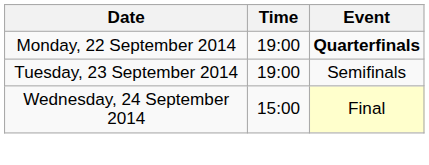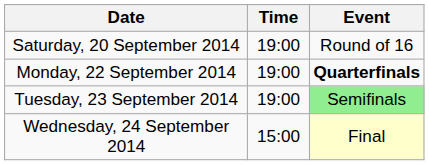+ row: (126, 45)
(367, 72) no background -> (367, 99) lightgreen background
